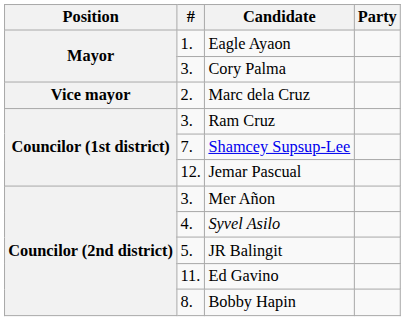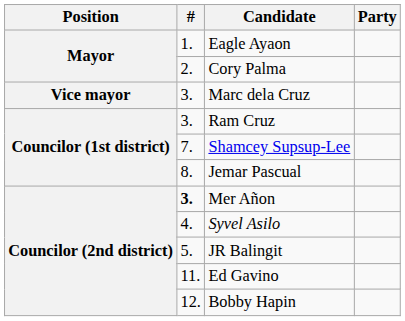(187, 69) 3. -> (187, 69) 2.
(187, 95) 2. -> (187, 95) 3.
(191, 172) 12. -> (187, 172) 8.
(187, 198) normal -> (187, 198) bold
(187, 302) 8. -> (191, 302) 12.
